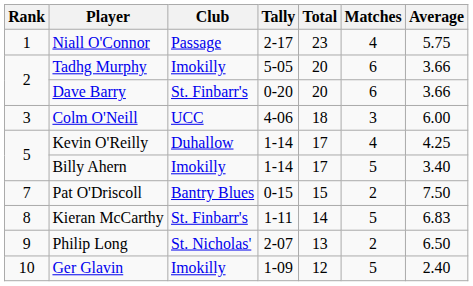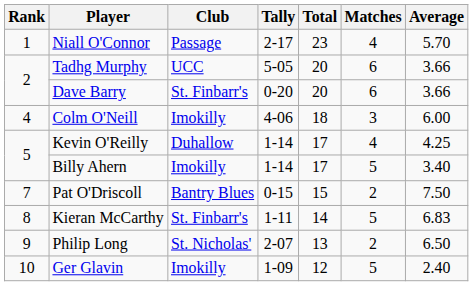(437, 42) 5.75 -> (437, 42) 5.70
(198, 67) Imokilly -> (187, 67) UCC
(27, 117) 3 -> (27, 117) 4
(187, 117) UCC -> (198, 117) Imokilly
